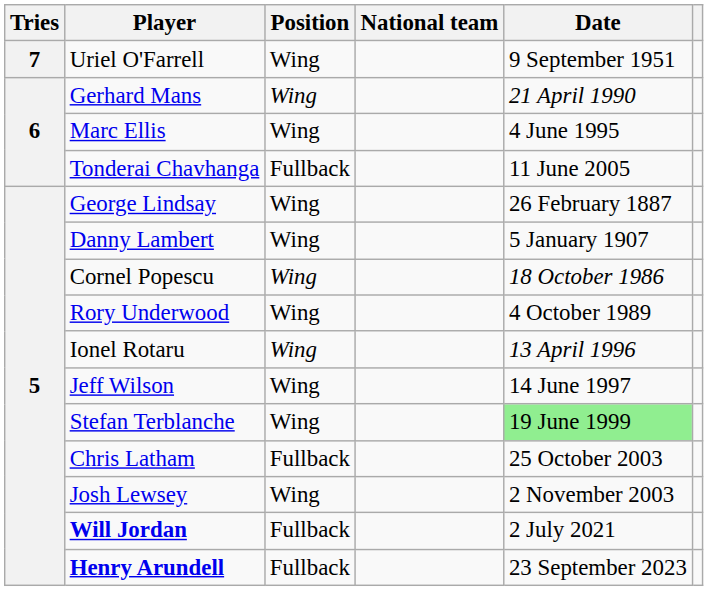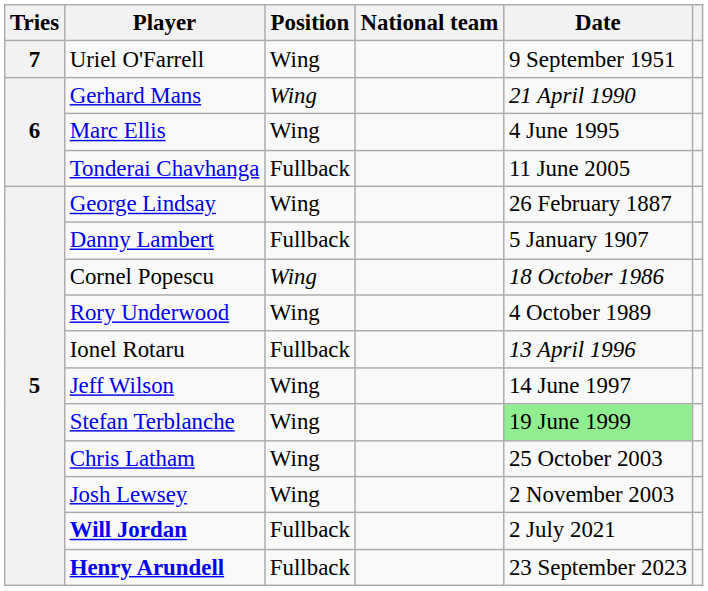(295, 240) Wing -> (310, 240) Fullback
(293, 349) Wing -> (310, 349) Fullback
(310, 458) Fullback -> (295, 458) Wing
